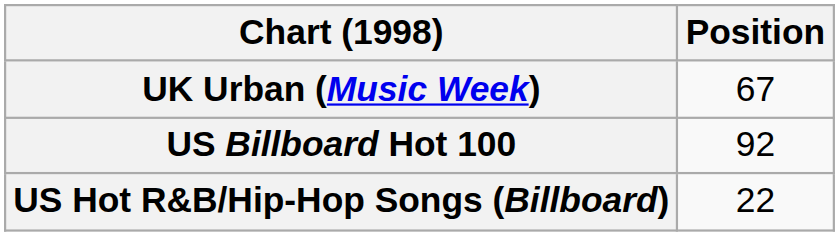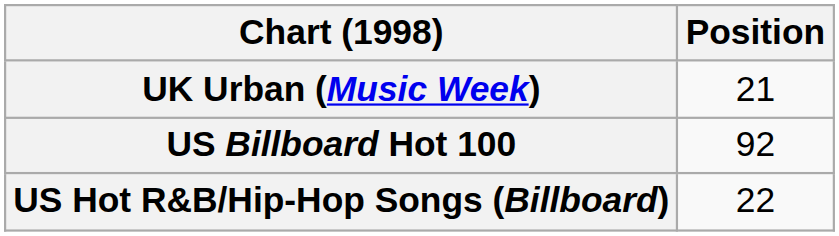(755, 88) 67 -> (755, 88) 21
